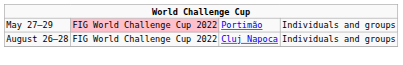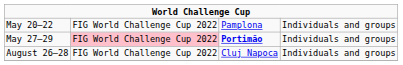+ row: (30, 25)
(242, 25) normal -> (242, 39) bold
